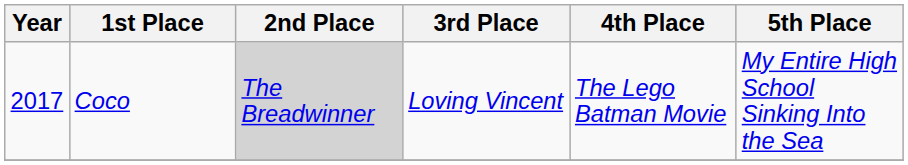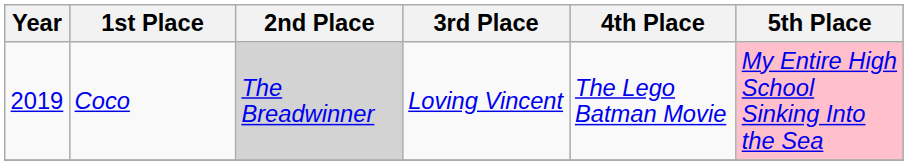(37, 100) 2017 -> (37, 100) 2019
(819, 100) no background -> (819, 100) pink background
